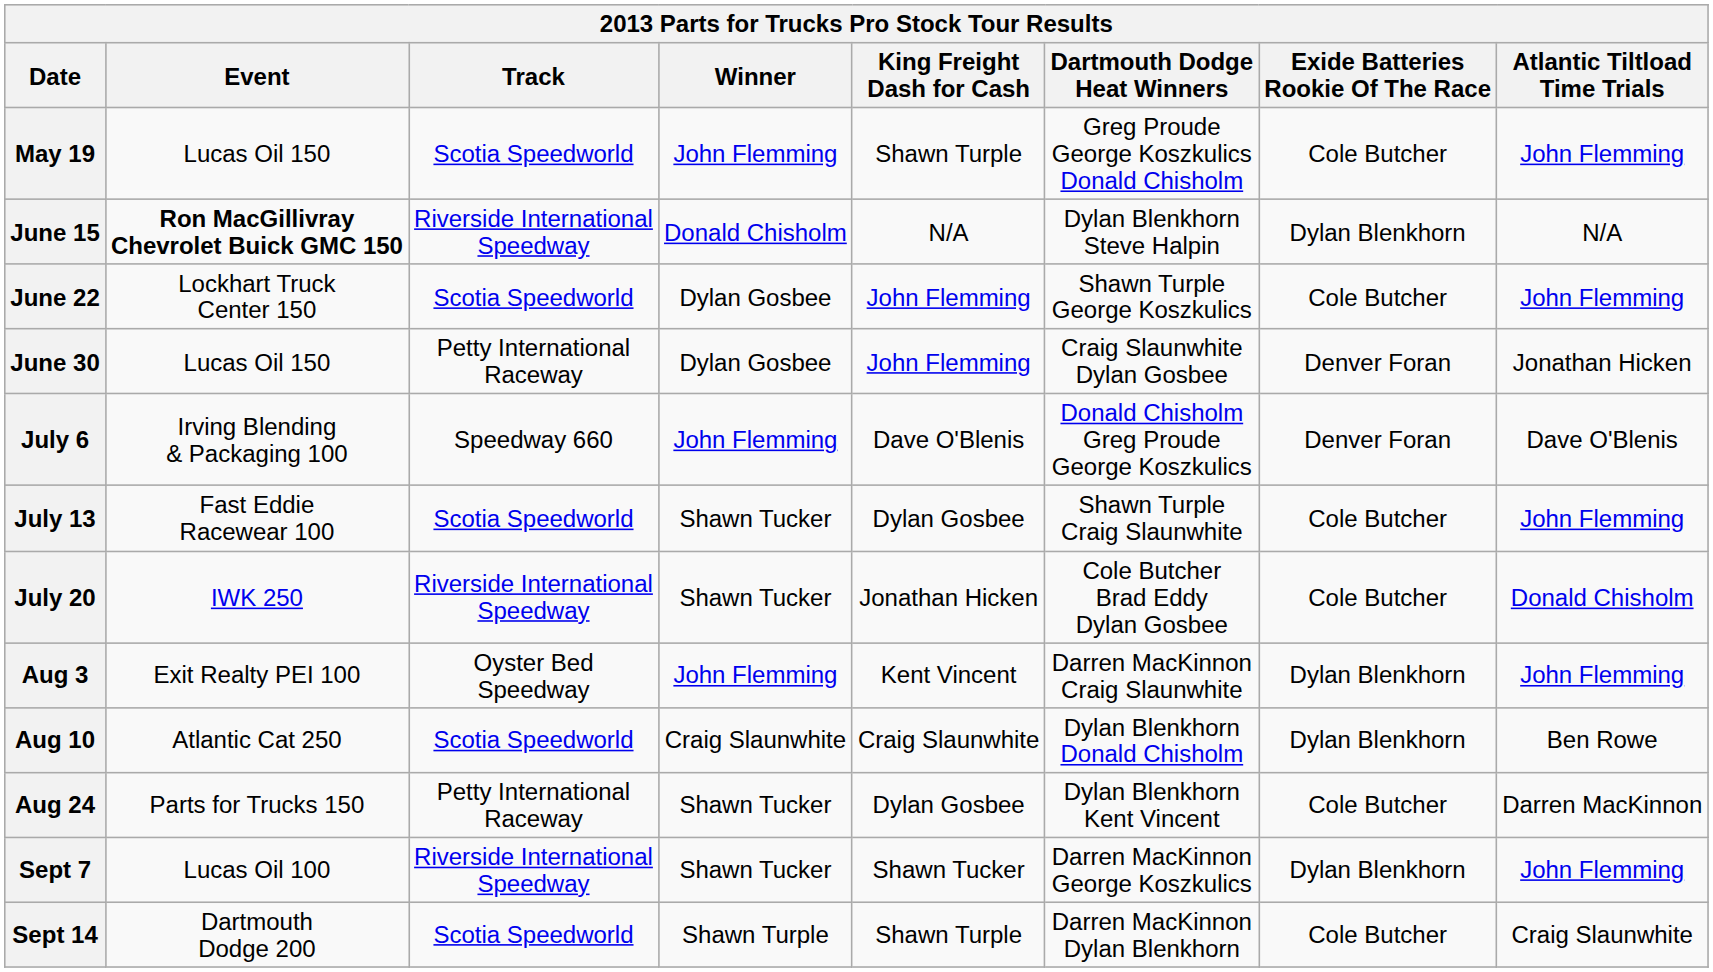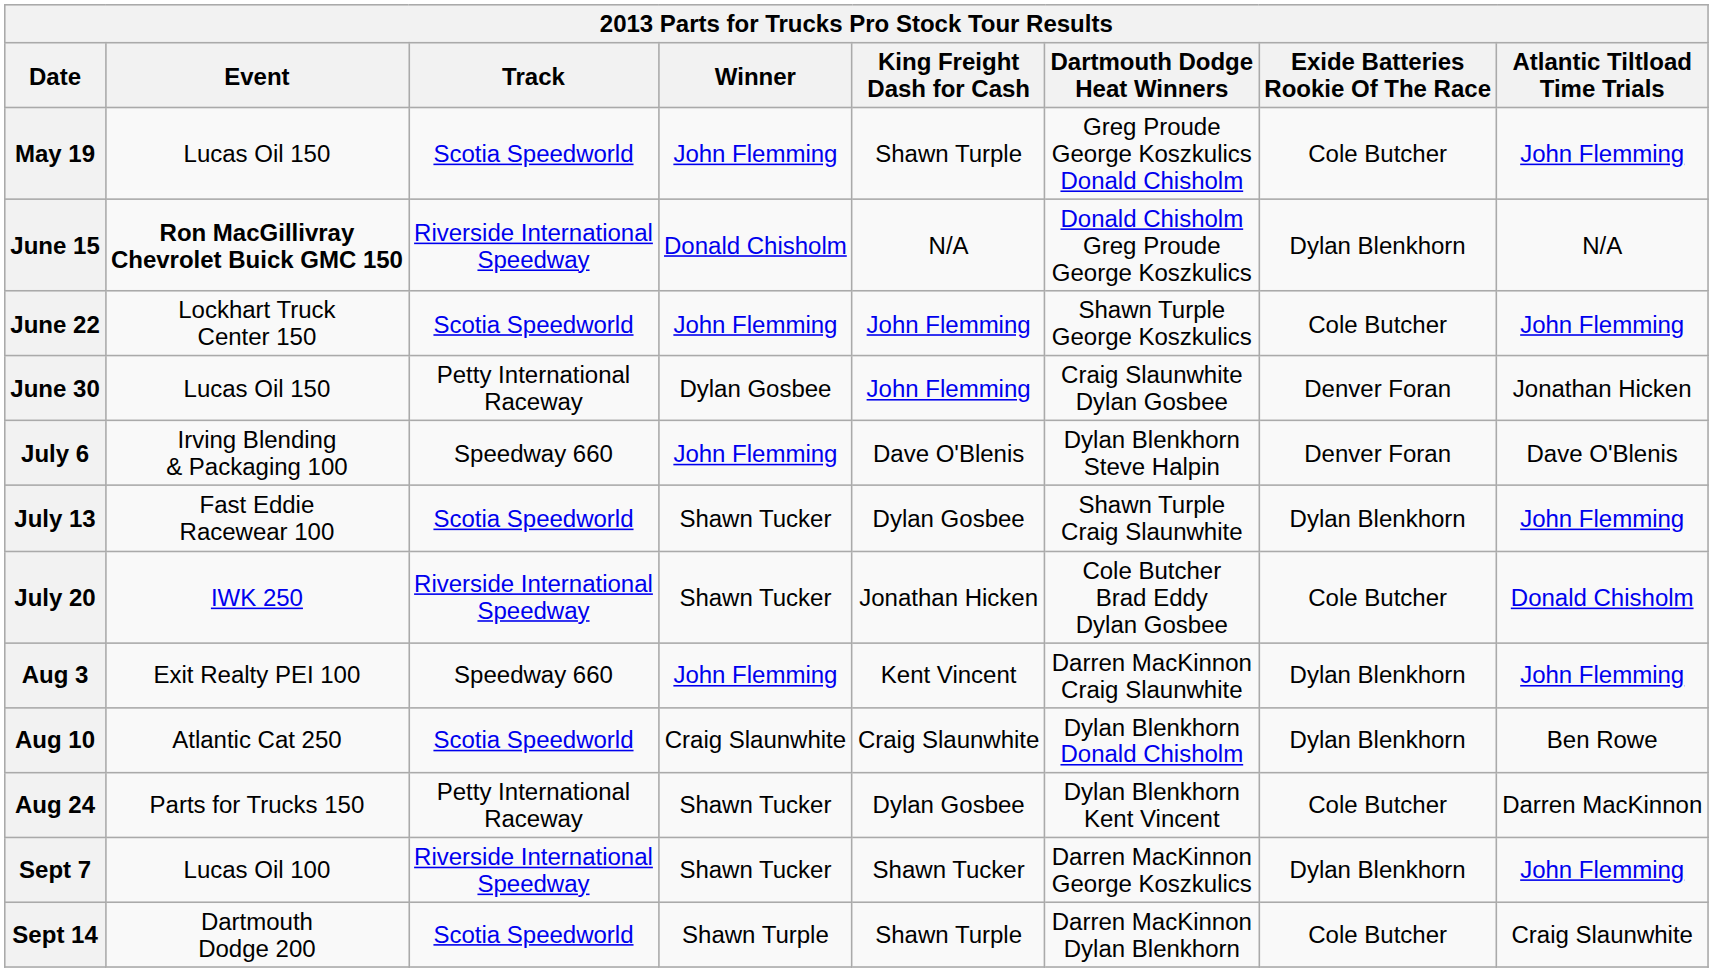(1152, 232) Dylan Blenkhorn Steve Halpin -> (1152, 245) Donald Chisholm Greg Proude George Koszkulics
(755, 297) Dylan Gosbee -> (755, 324) John Flemming
(1152, 440) Donald Chisholm Greg Proude George Koszkulics -> (1152, 454) Dylan Blenkhorn Steve Halpin
(1378, 518) Cole Butcher -> (1378, 518) Dylan Blenkhorn
(533, 675) Oyster Bed Speedway -> (533, 675) Speedway 660
